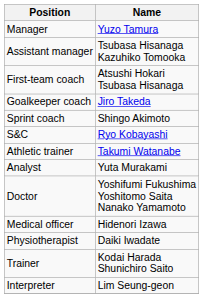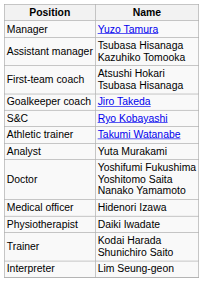- row: (36, 118)
